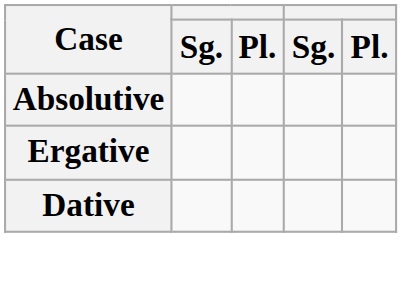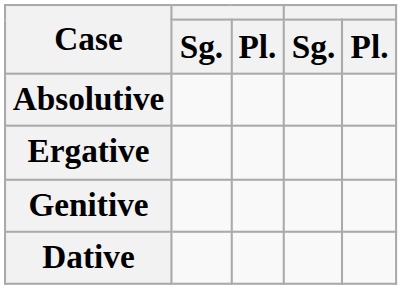+ row: (89, 204)
